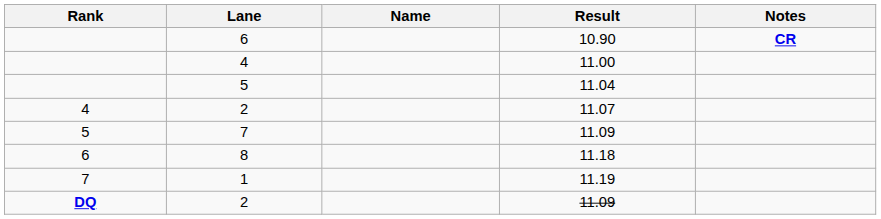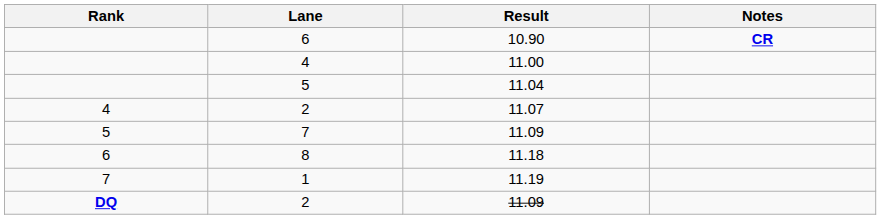- column: (411, 16)
